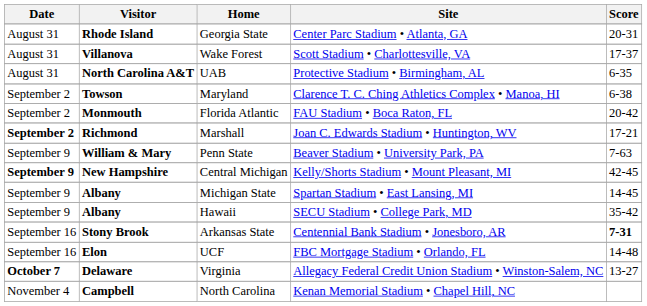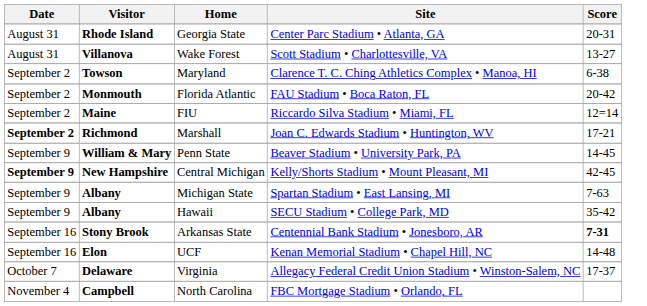(624, 53) 17-37 -> (601, 53) 13-27
- row: (213, 73)
+ row: (187, 113)
(621, 152) 7-63 -> (601, 152) 14-45
(624, 192) 14-45 -> (598, 192) 7-63
(389, 251) FBC Mortgage Stadium • Orlando, FL -> (381, 251) Kenan Memorial Stadium • Chapel Hill, NC
(34, 271) bold -> (32, 271) normal
(624, 271) 13-27 -> (601, 271) 17-37
(404, 291) Kenan Memorial Stadium • Chapel Hill, NC -> (367, 291) FBC Mortgage Stadium • Orlando, FL
